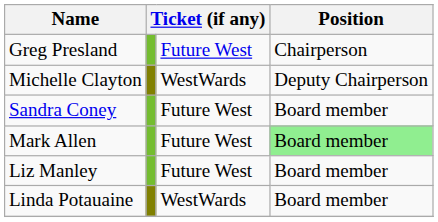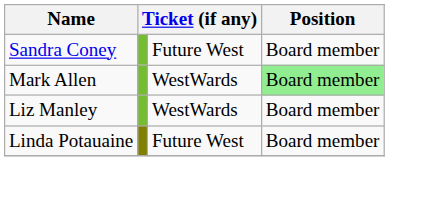- row: (63, 49)
- row: (75, 79)
(206, 140) Future West -> (195, 79) WestWards
(206, 170) Future West -> (195, 110) WestWards
(203, 200) WestWards -> (198, 140) Future West
